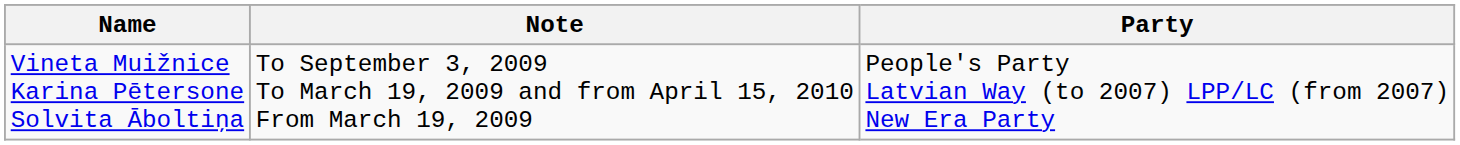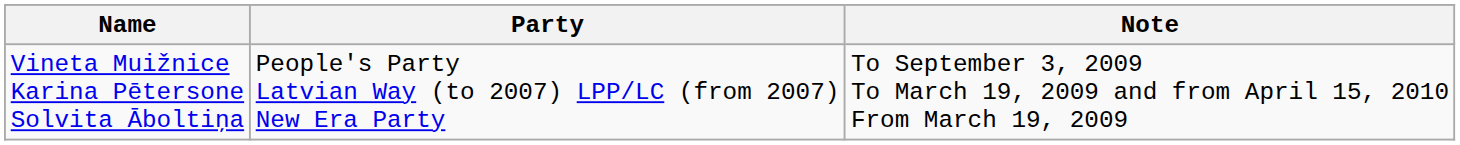columns swapped: (1157, 25) <-> (555, 25)
